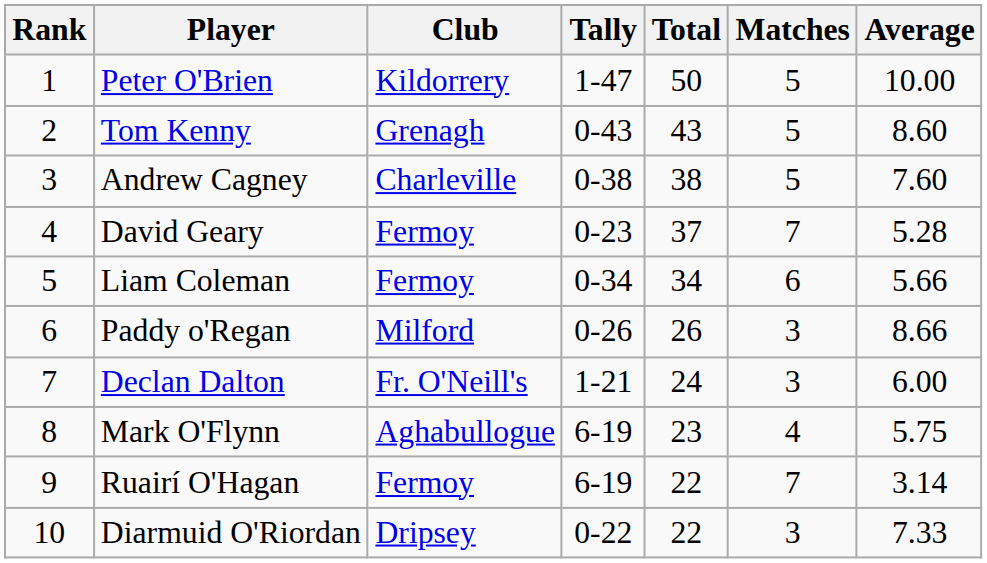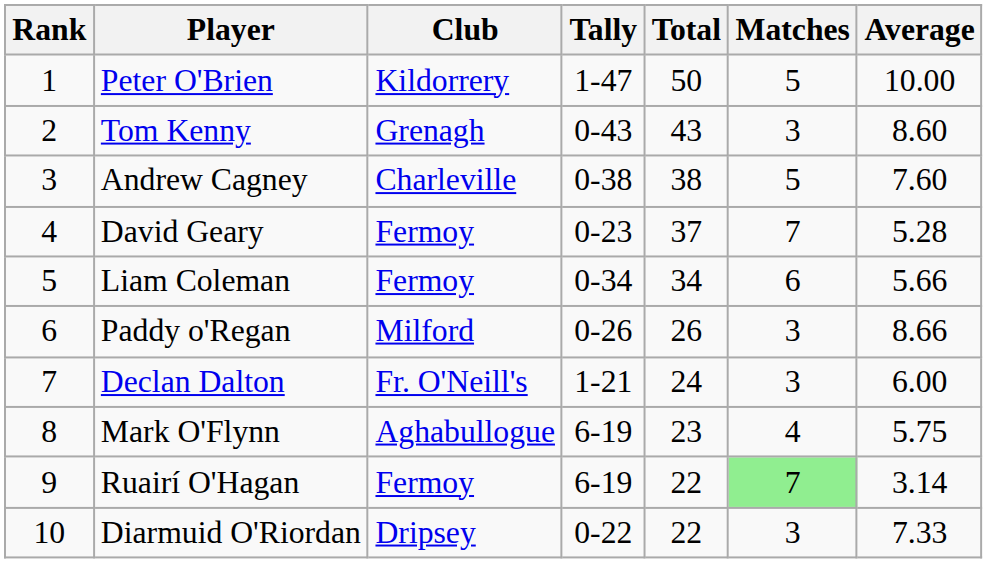(793, 130) 5 -> (793, 130) 3
(793, 481) no background -> (793, 481) lightgreen background
